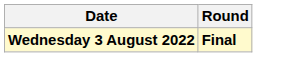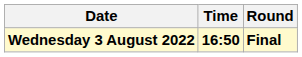+ column: (221, 16)
